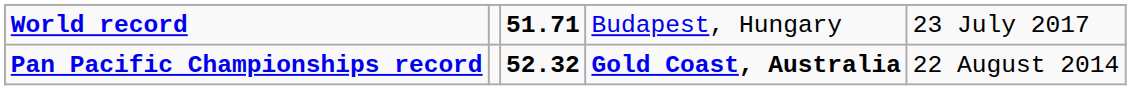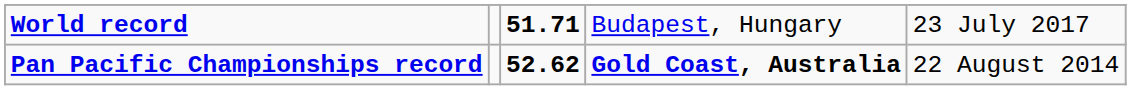(543, 65) 52.32 -> (543, 65) 52.62
